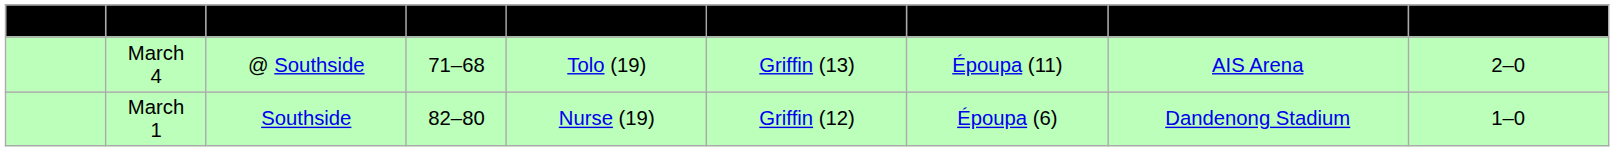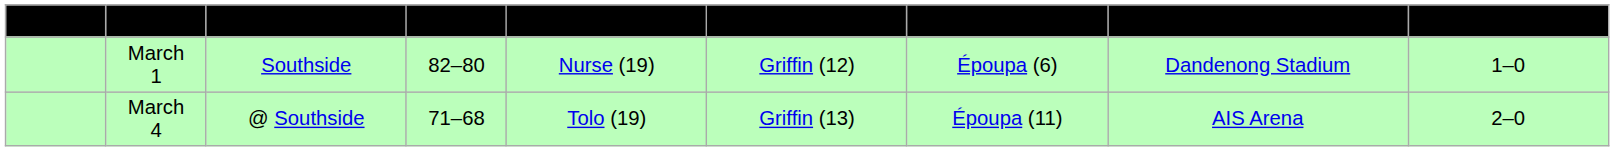rows swapped: (156, 119) <-> (156, 64)
